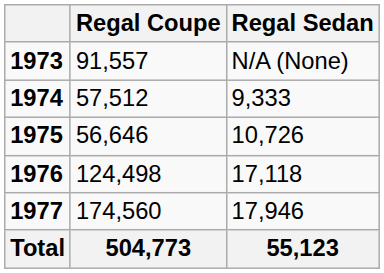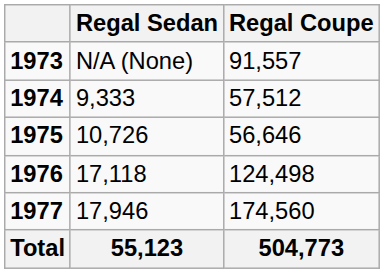columns swapped: (148, 23) <-> (303, 23)
